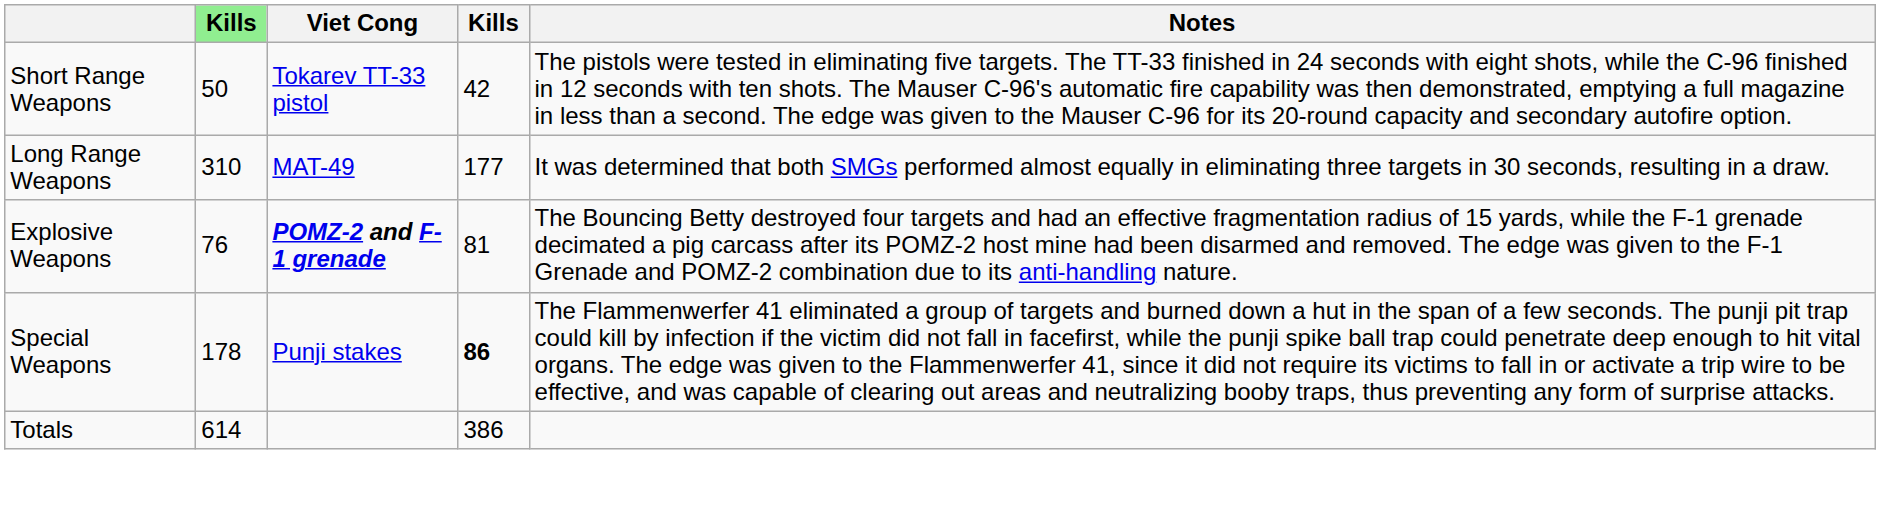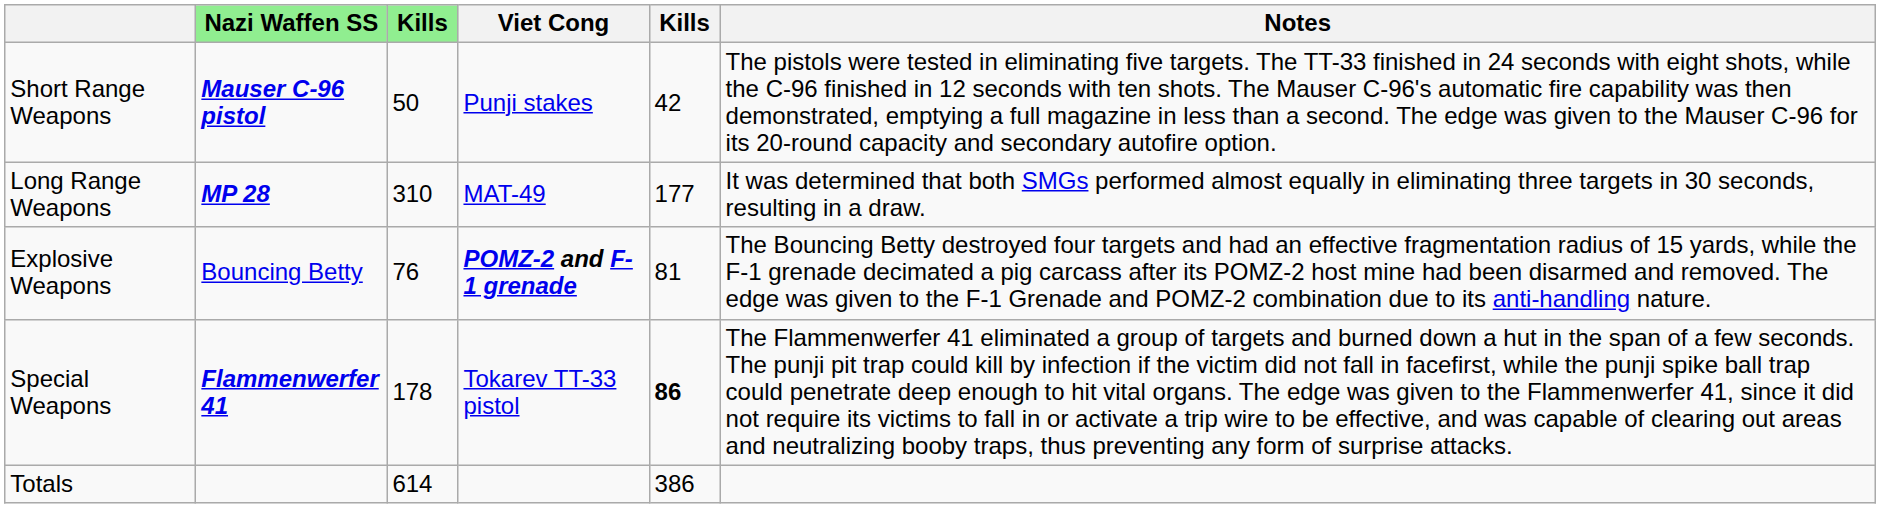+ column: (291, 23)
(349, 88) Tokarev TT-33 pistol -> (528, 102) Punji stakes
(337, 351) Punji stakes -> (540, 391) Tokarev TT-33 pistol
